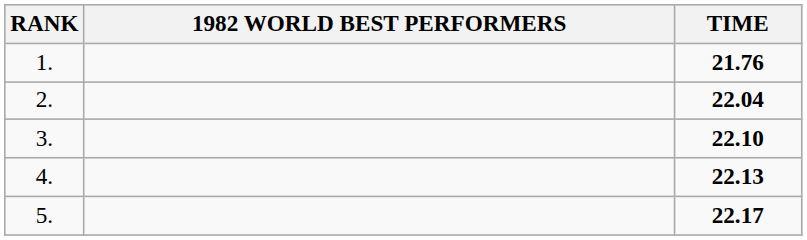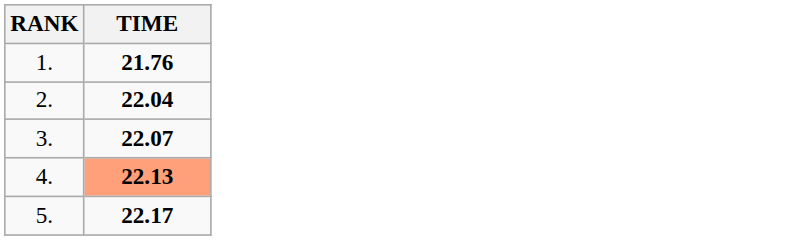- column: (379, 24)
(738, 138) 22.10 -> (147, 138) 22.07
(738, 176) no background -> (147, 176) lightsalmon background
